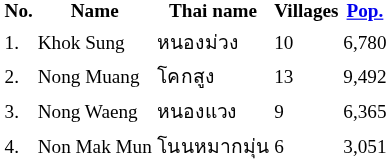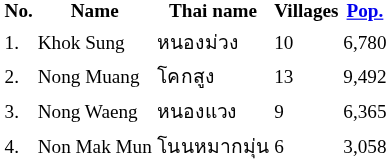(365, 146) 3,051 -> (365, 146) 3,058
